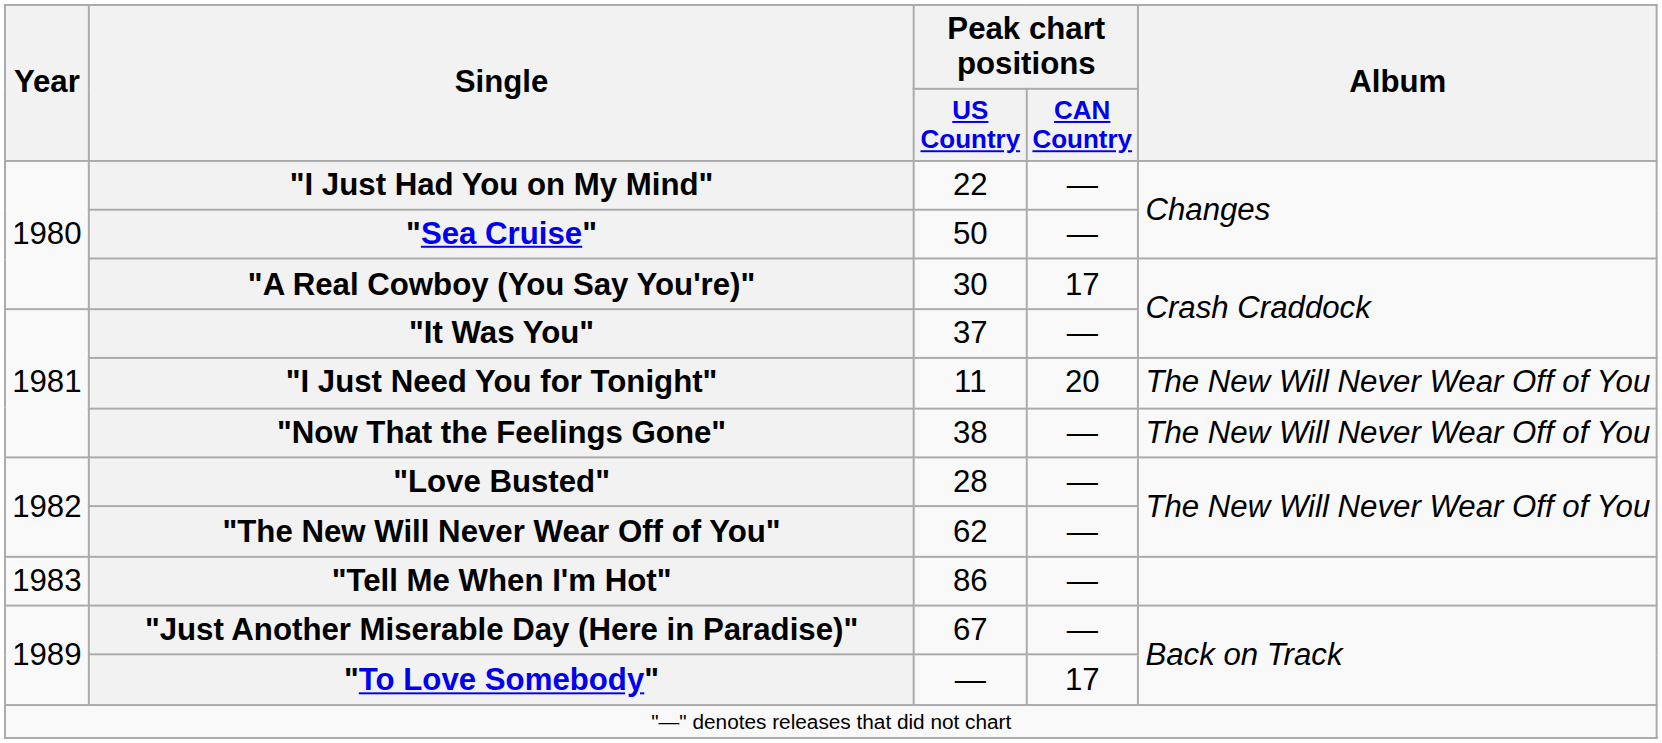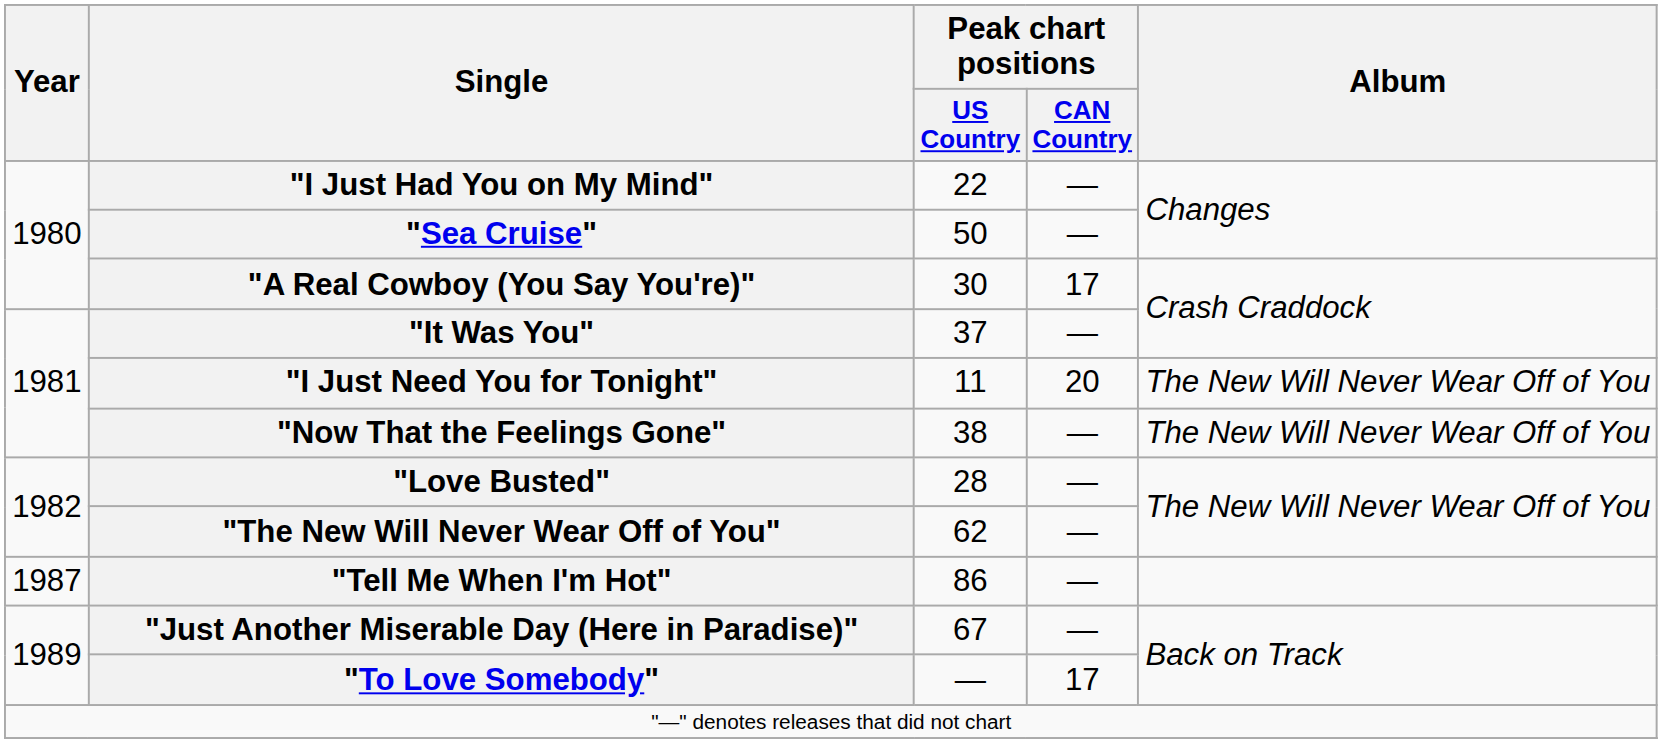(47, 580) 1983 -> (47, 580) 1987
